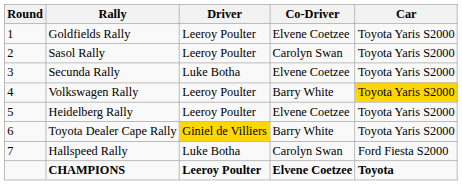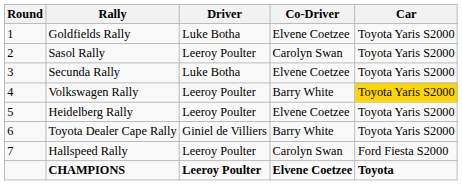(219, 33) Leeroy Poulter -> (211, 33) Luke Botha
(225, 131) gold background -> (225, 131) no background
(211, 151) Luke Botha -> (219, 151) Leeroy Poulter
